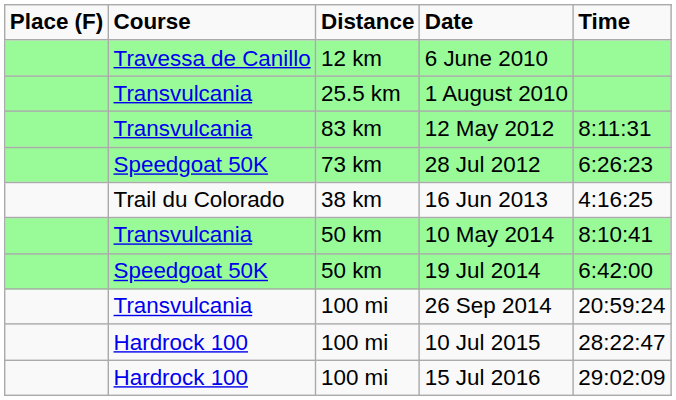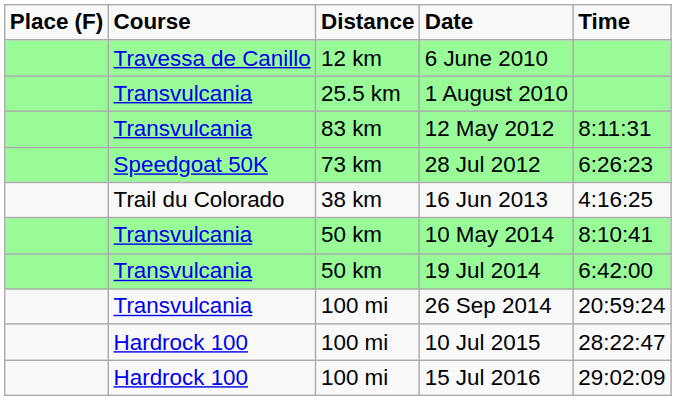(191, 270) Speedgoat 50K -> (183, 270) Transvulcania
